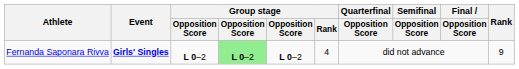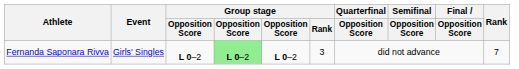(141, 53) bold -> (138, 53) normal
(327, 53) 4 -> (322, 53) 3
(501, 53) 9 -> (496, 53) 7
